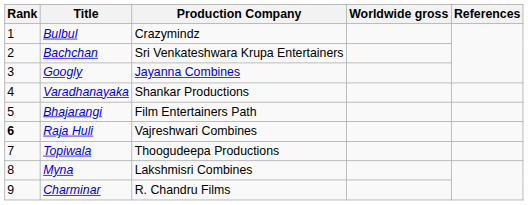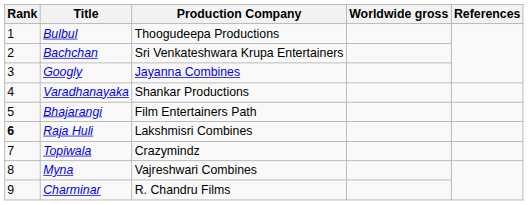(167, 33) Crazymindz -> (207, 33) Thoogudeepa Productions
(196, 131) Vajreshwari Combines -> (194, 131) Lakshmisri Combines
(207, 151) Thoogudeepa Productions -> (167, 151) Crazymindz
(194, 170) Lakshmisri Combines -> (196, 170) Vajreshwari Combines
